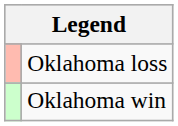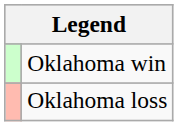rows swapped: (97, 101) <-> (97, 62)
